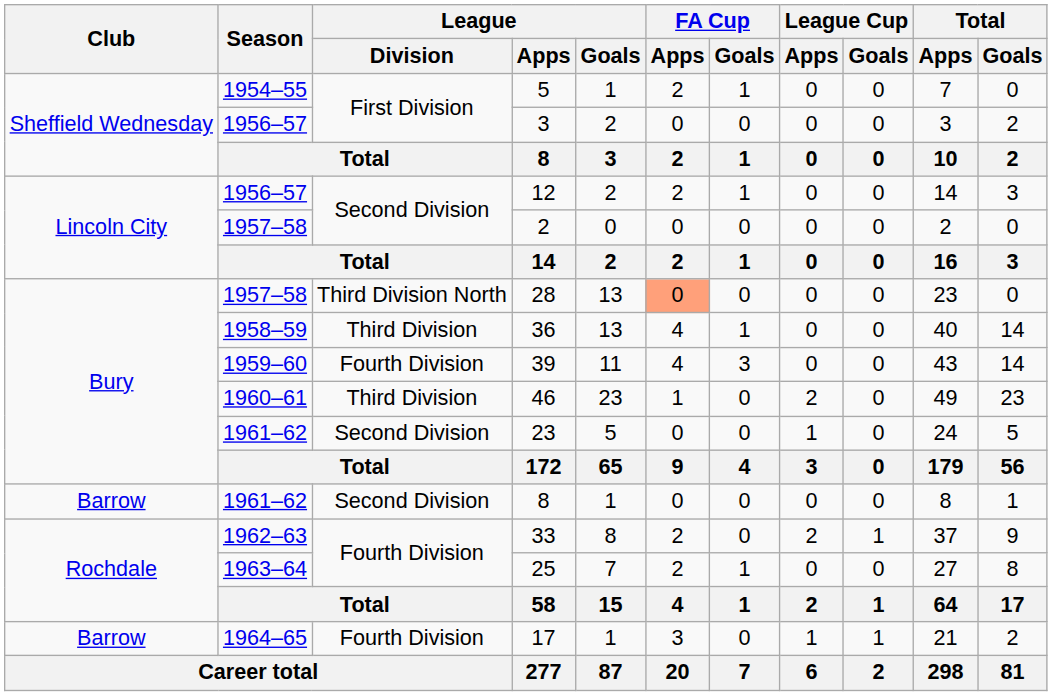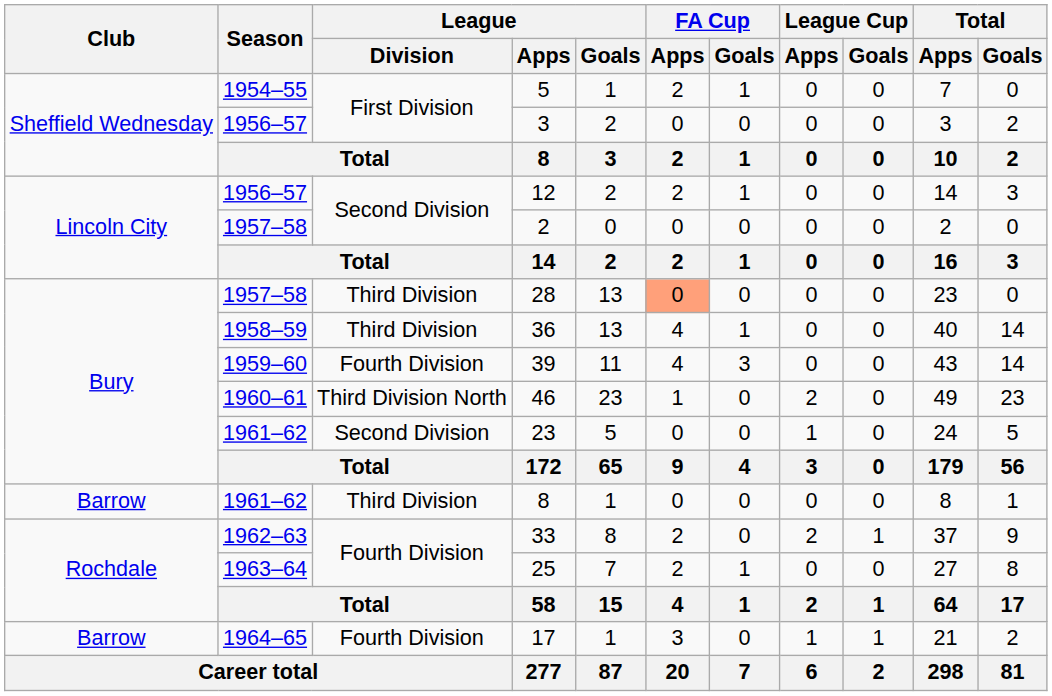(412, 295) Third Division North -> (412, 295) Third Division
(412, 398) Third Division -> (412, 398) Third Division North
(412, 501) Second Division -> (412, 501) Third Division
